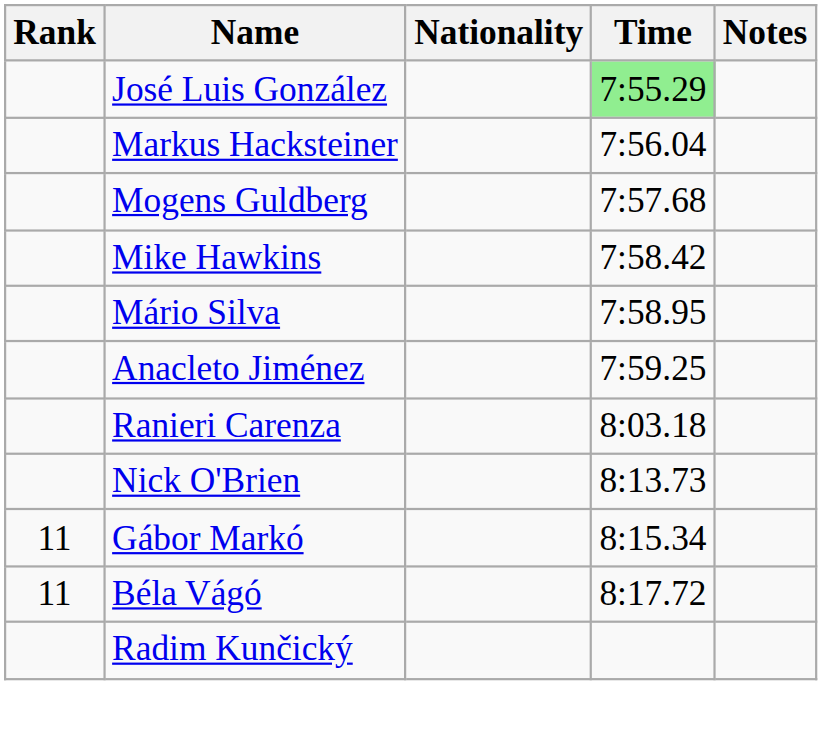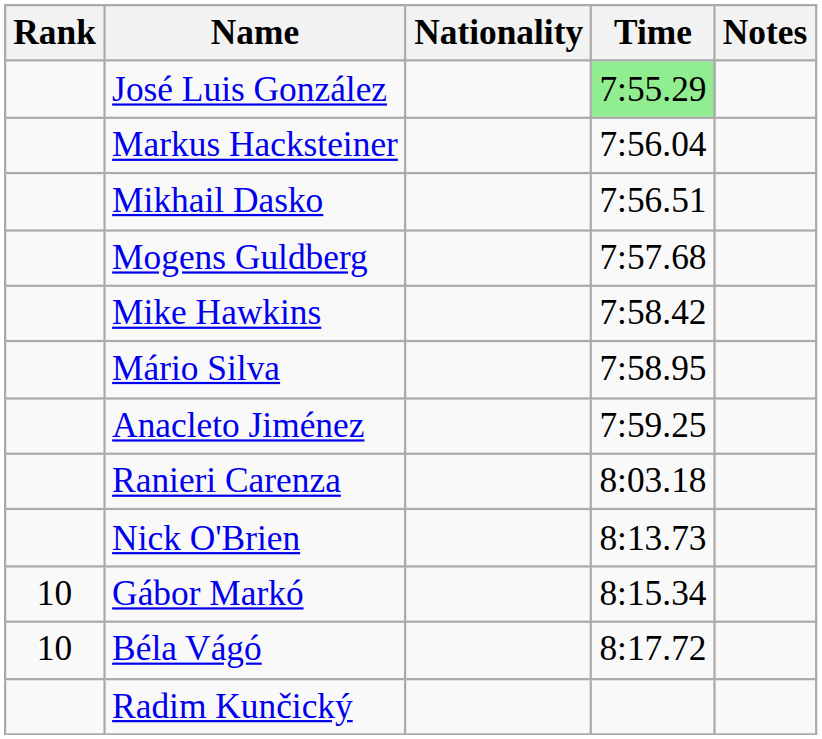+ row: (218, 200)
(55, 537) 11 -> (55, 593) 10
(55, 593) 11 -> (55, 649) 10
